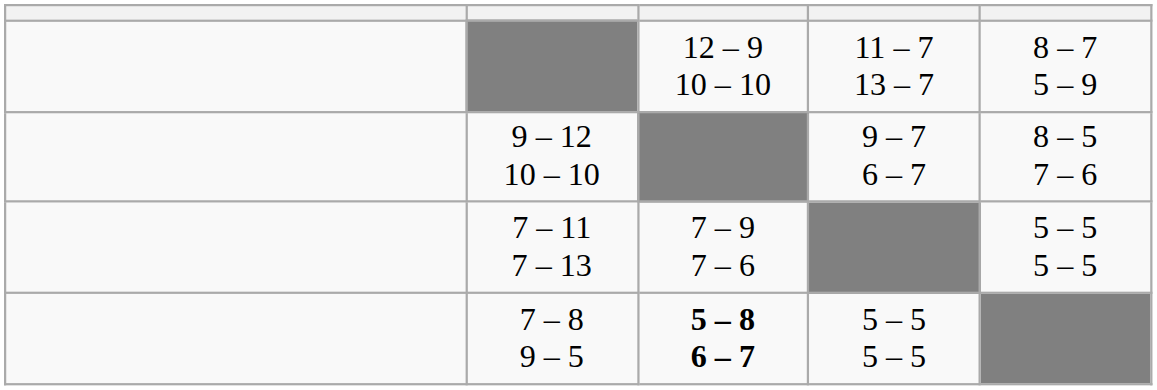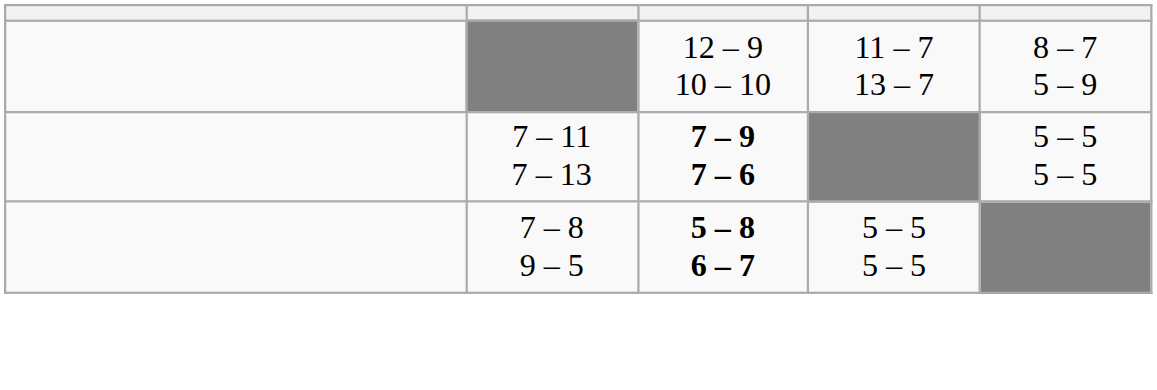- row: (552, 156)
(723, 247) normal -> (723, 156) bold
